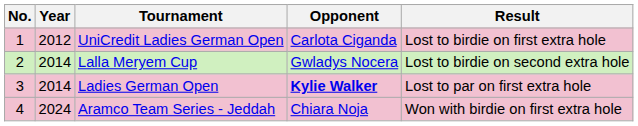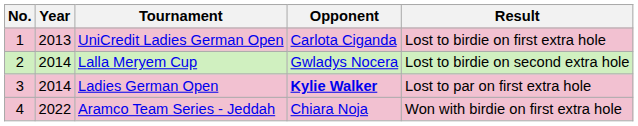(55, 40) 2012 -> (55, 40) 2013
(55, 109) 2024 -> (55, 109) 2022
